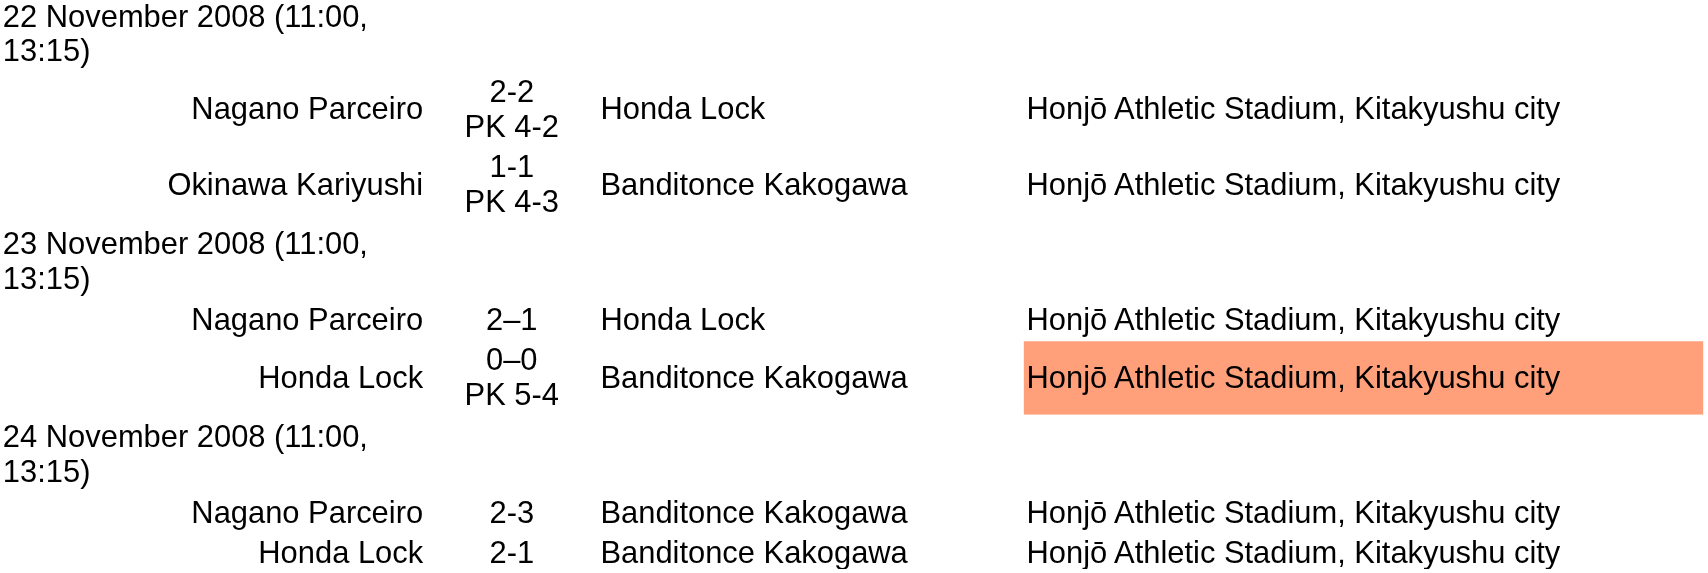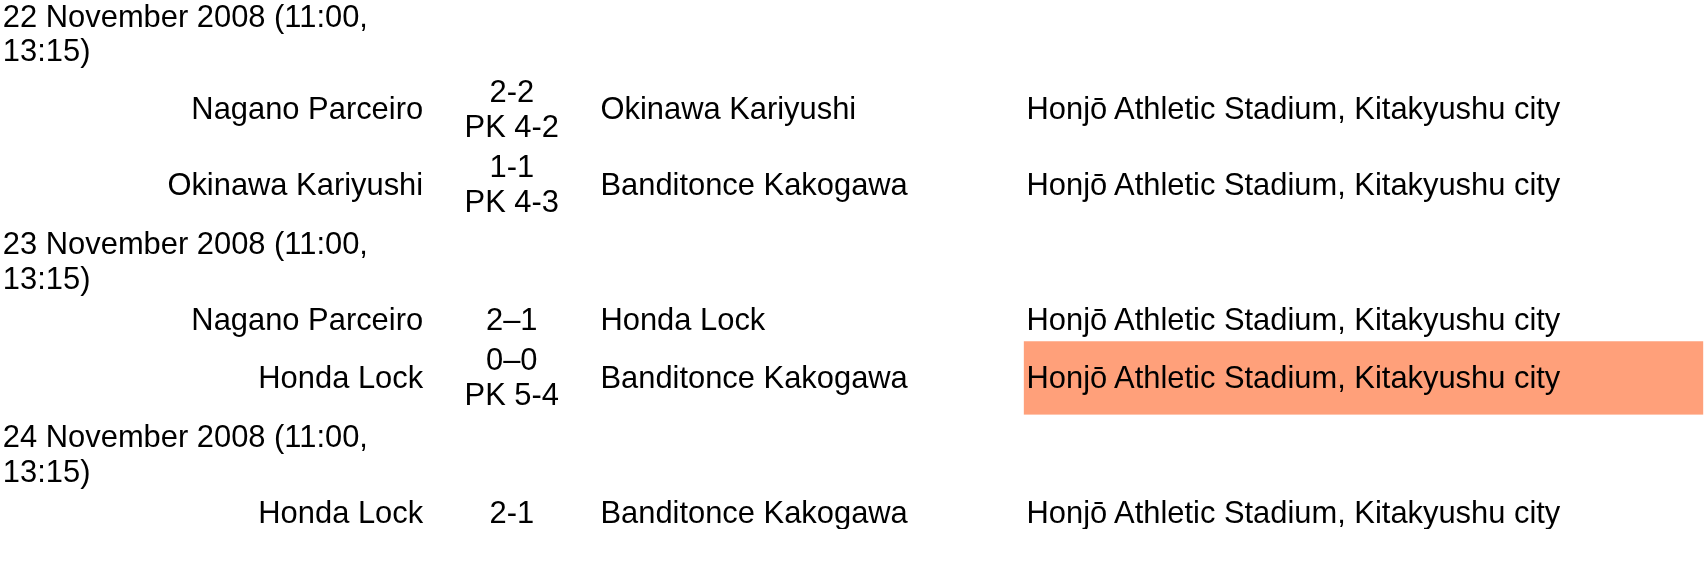(683, 109) Honda Lock -> (728, 109) Okinawa Kariyushi
- row: (307, 512)
